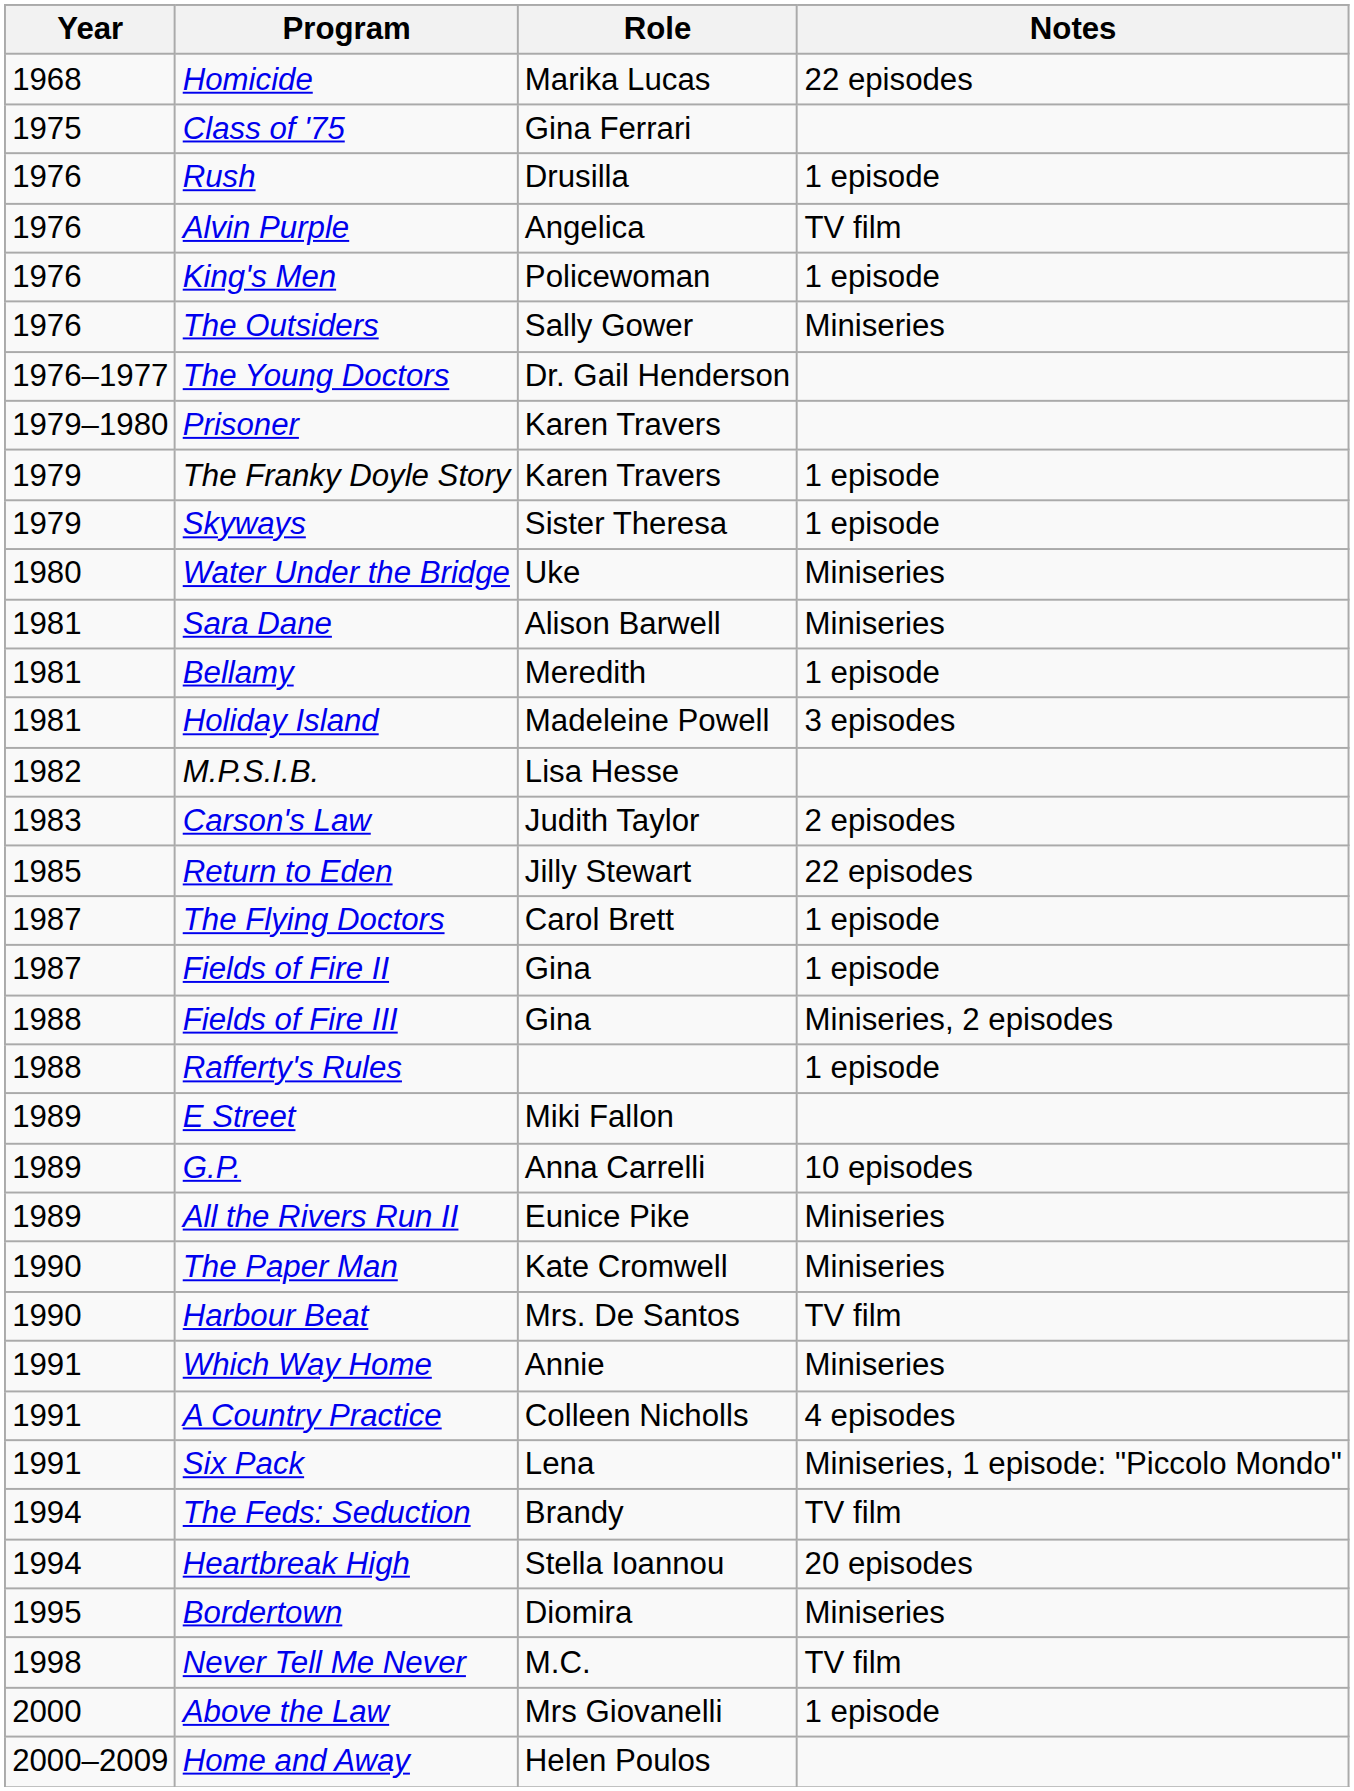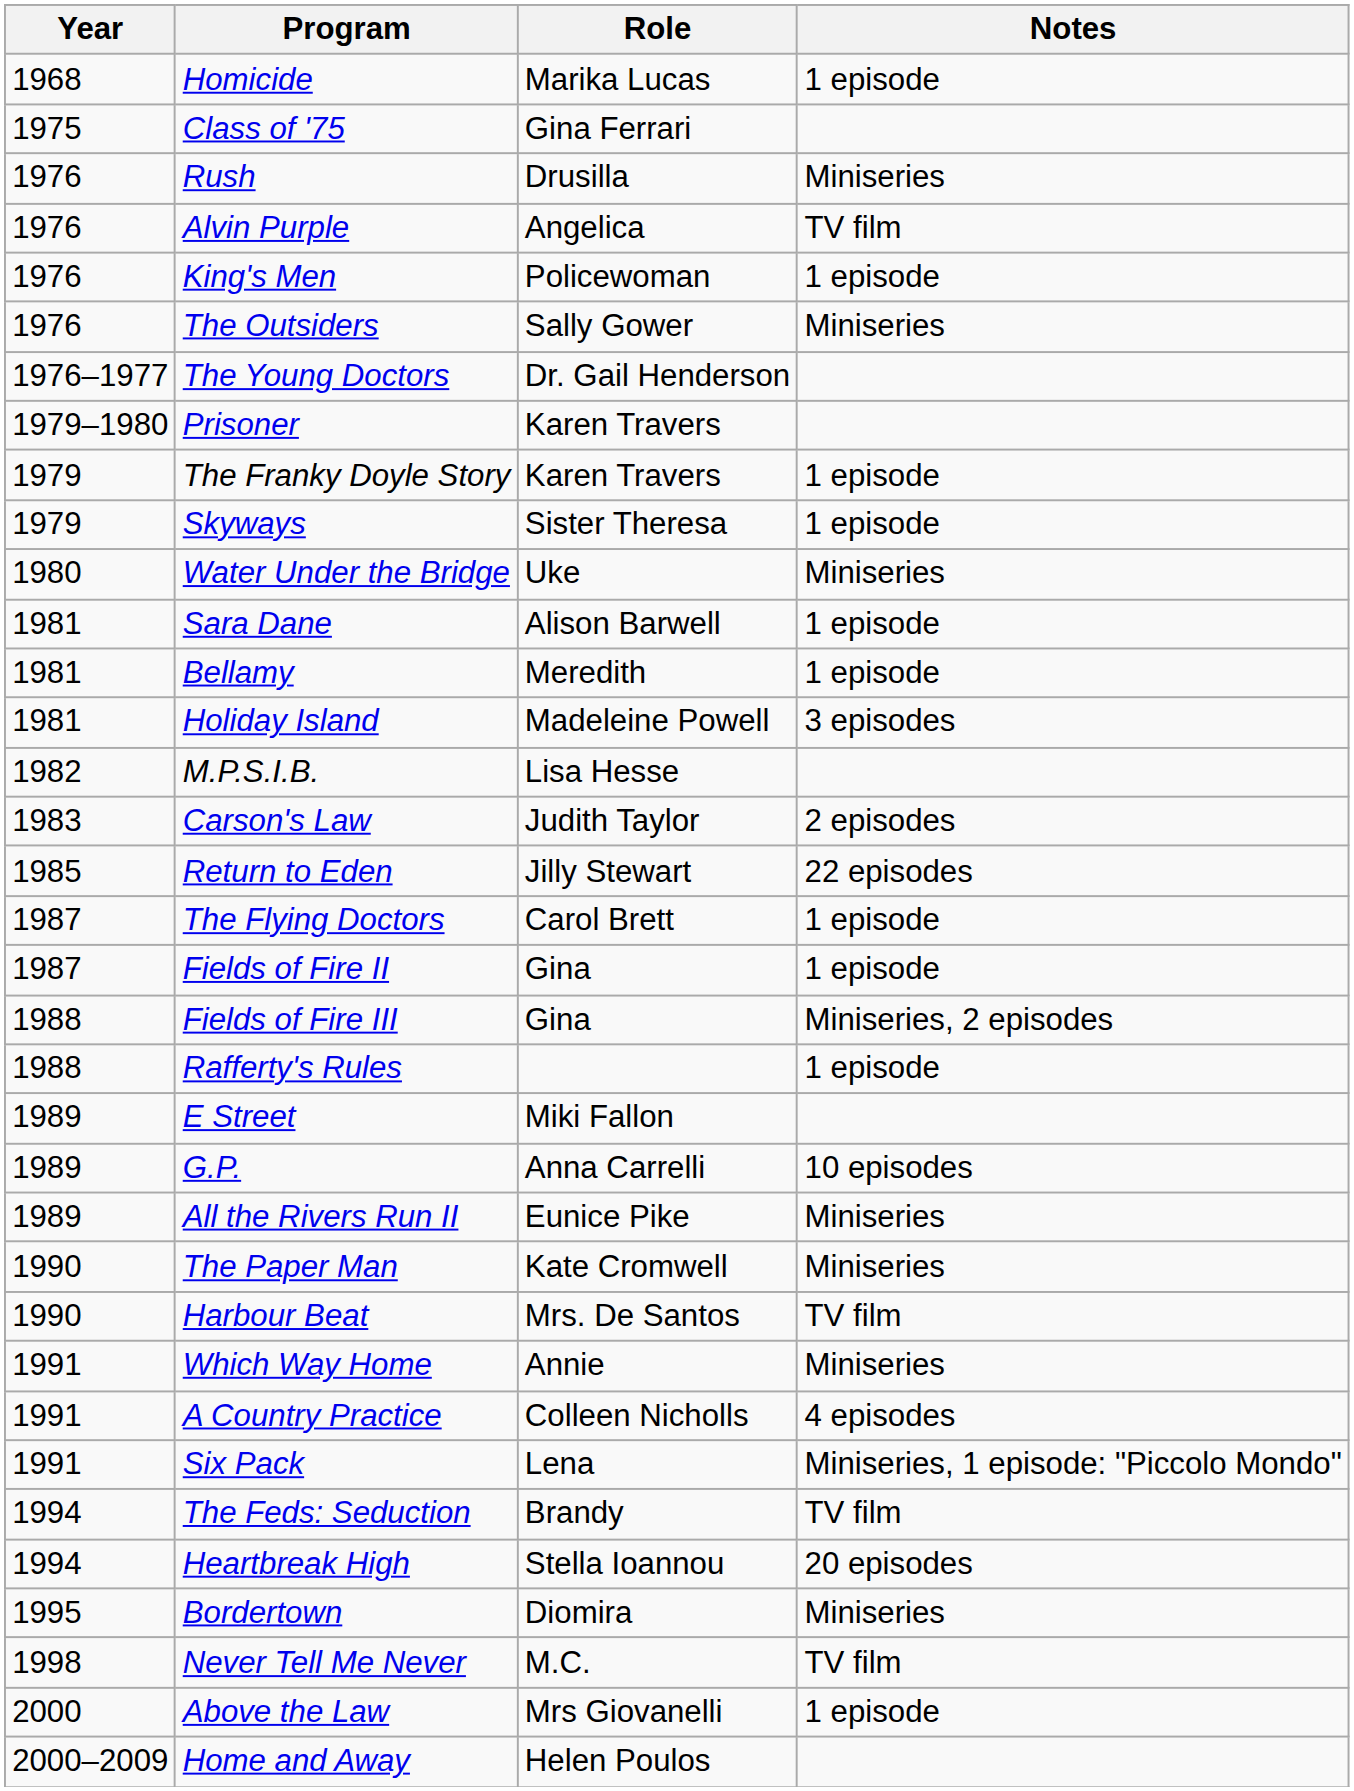(889, 78) 22 episodes -> (872, 78) 1 episode
(872, 177) 1 episode -> (875, 177) Miniseries
(875, 623) Miniseries -> (872, 623) 1 episode
